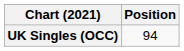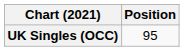(150, 35) 94 -> (150, 35) 95
